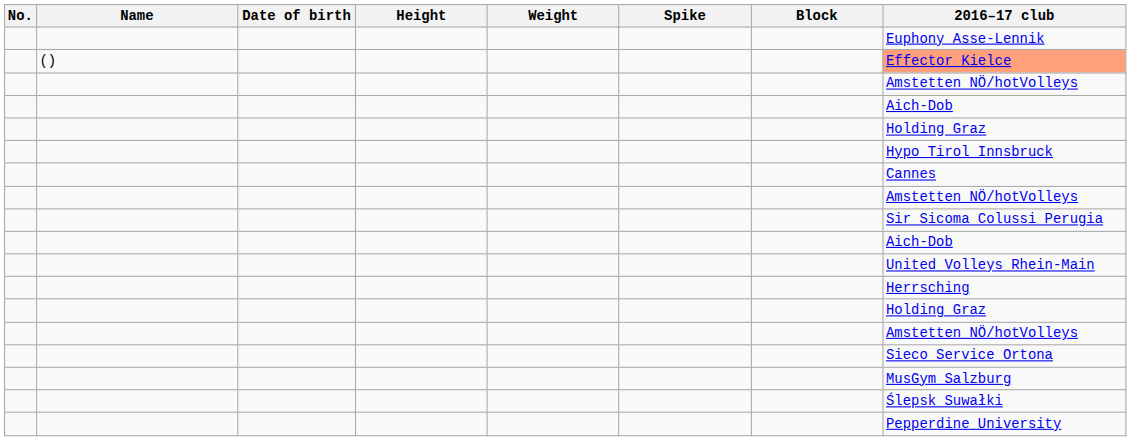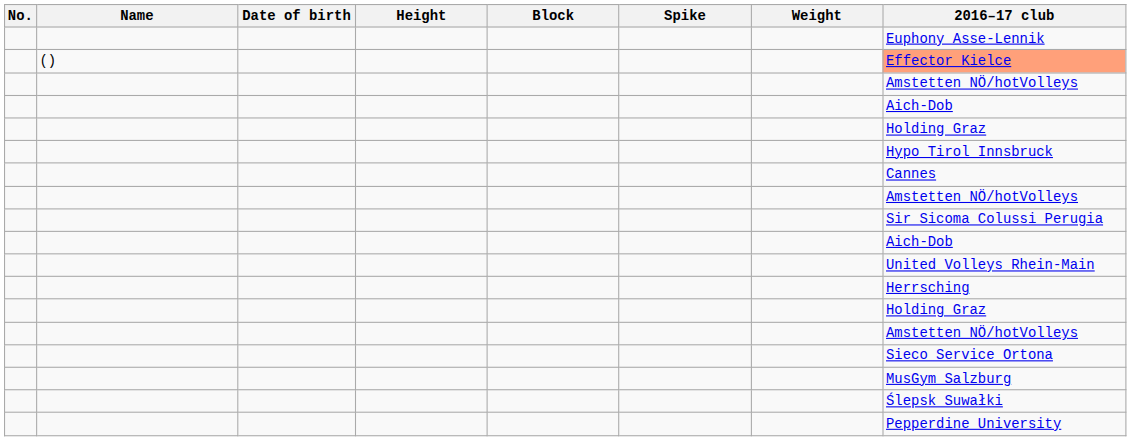columns swapped: (553, 16) <-> (817, 16)
